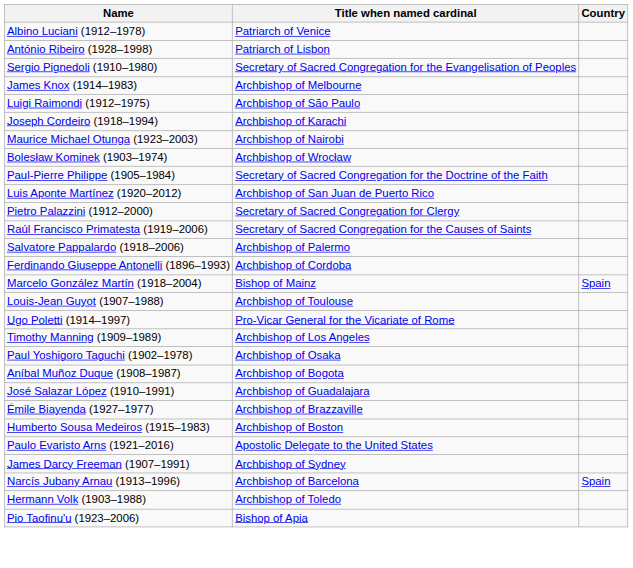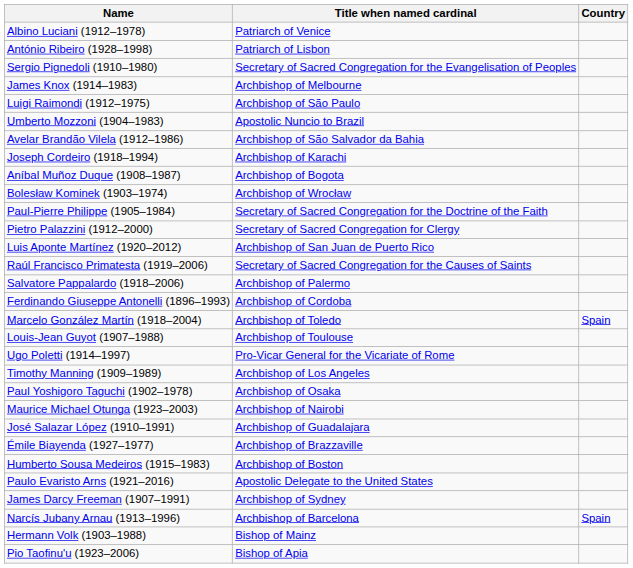+ row: (85, 121)
+ row: (95, 139)
rows swapped: (94, 373) <-> (102, 139)
rows swapped: (80, 211) <-> (94, 193)
(276, 283) Bishop of Mainz -> (288, 319) Archbishop of Toledo
(288, 499) Archbishop of Toledo -> (276, 535) Bishop of Mainz
